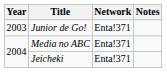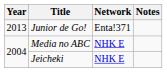(17, 28) 2003 -> (17, 28) 2013
(113, 43) Enta!371 -> (109, 43) NHK E
(113, 59) Enta!371 -> (109, 59) NHK E
